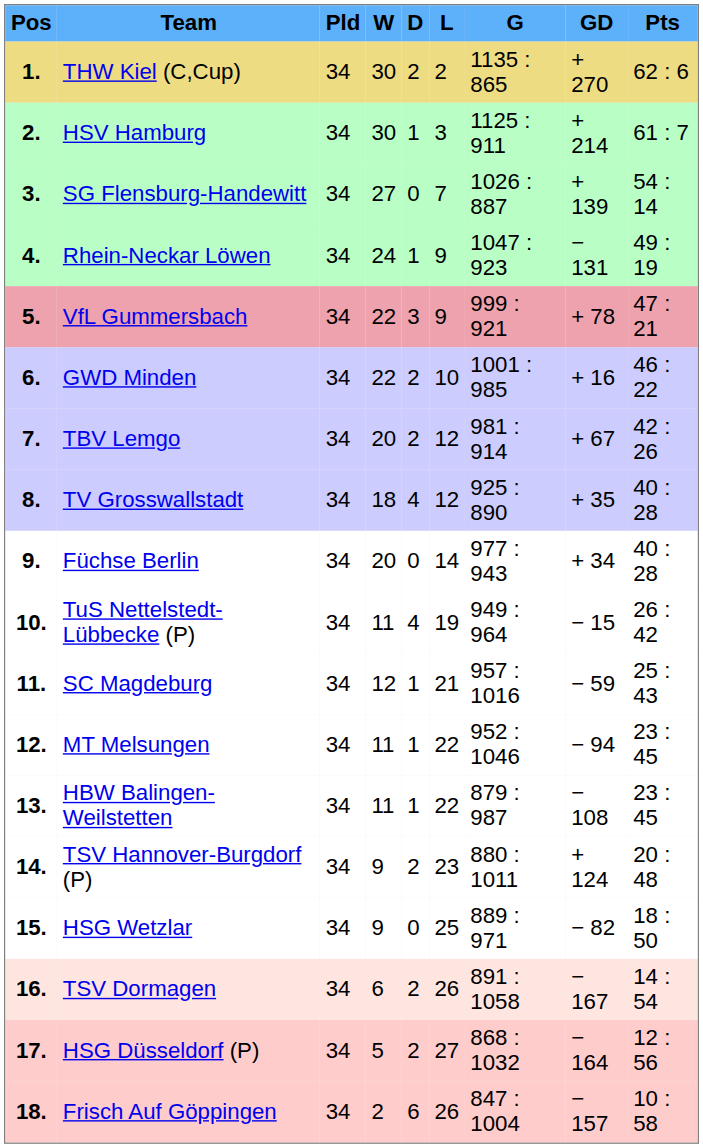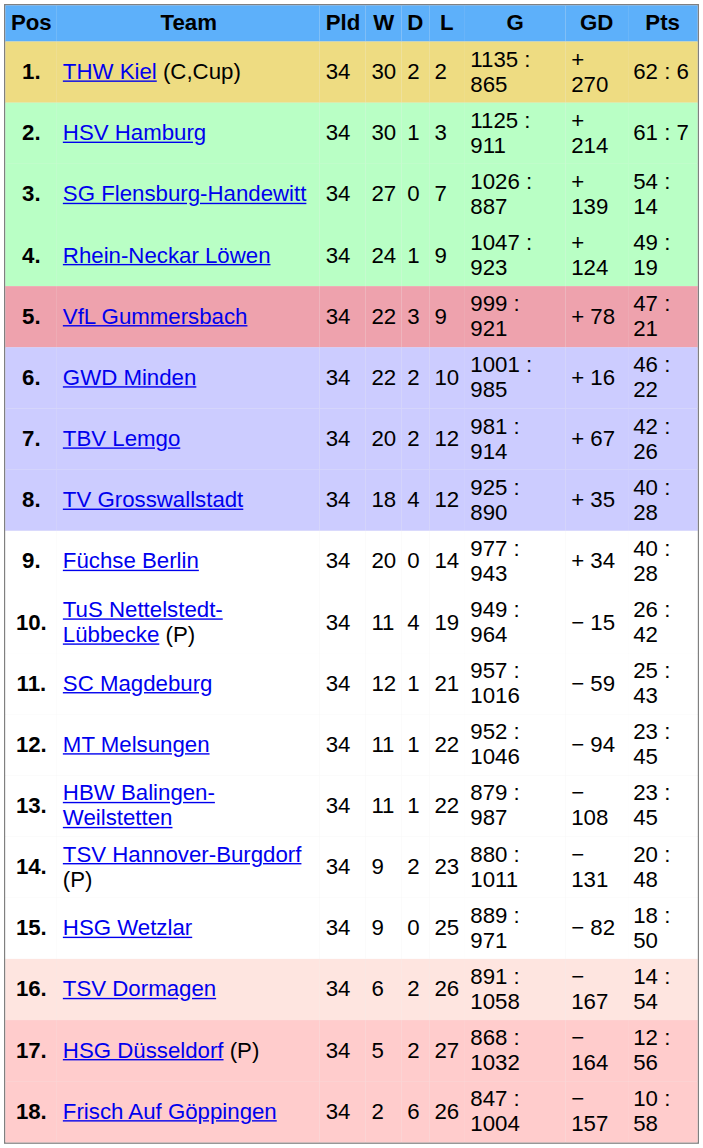(590, 255) − 131 -> (590, 255) + 124
(590, 866) + 124 -> (590, 866) − 131
